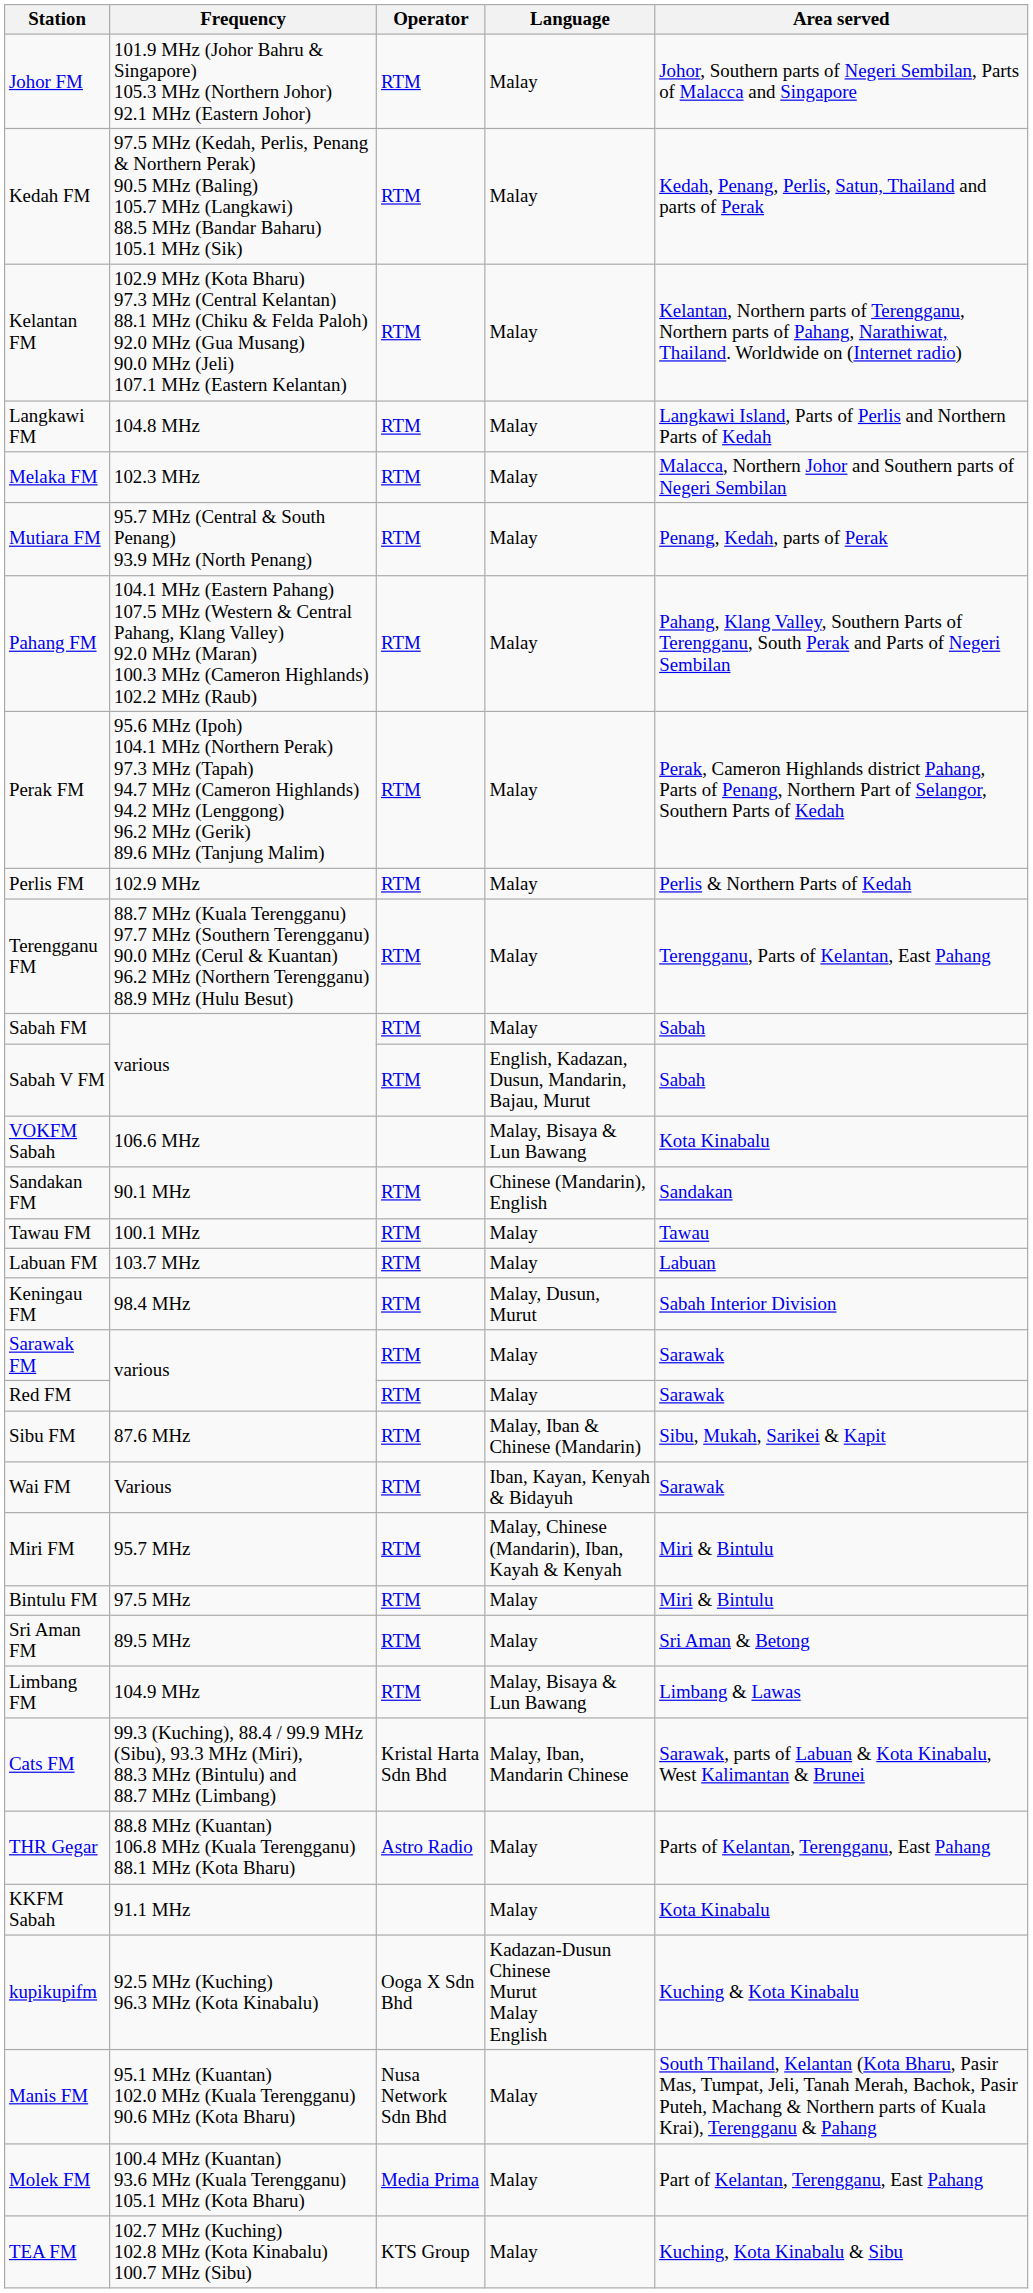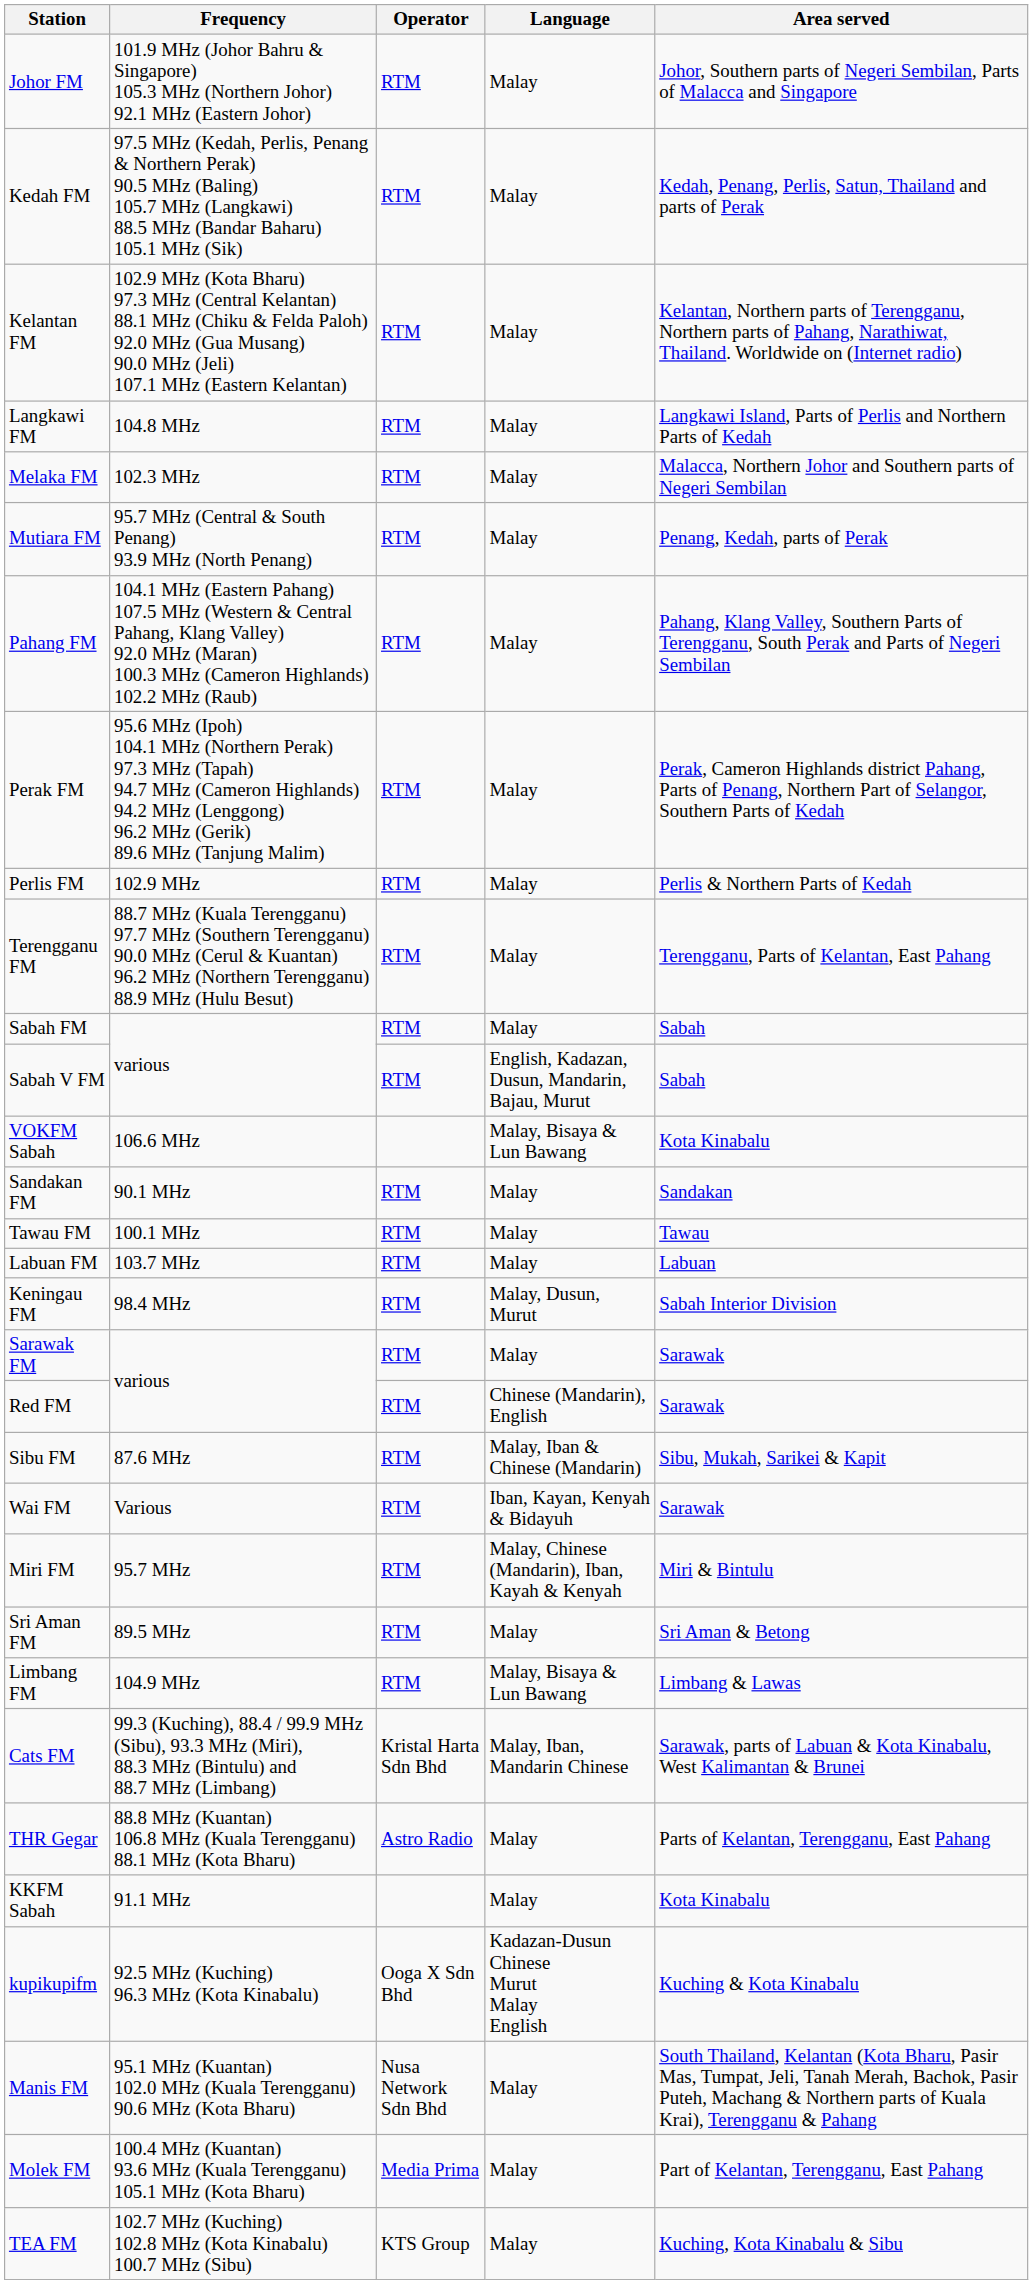(568, 1192) Chinese (Mandarin), English -> (514, 1192) Malay
(514, 1395) Malay -> (568, 1406) Chinese (Mandarin), English
- row: (53, 1600)
